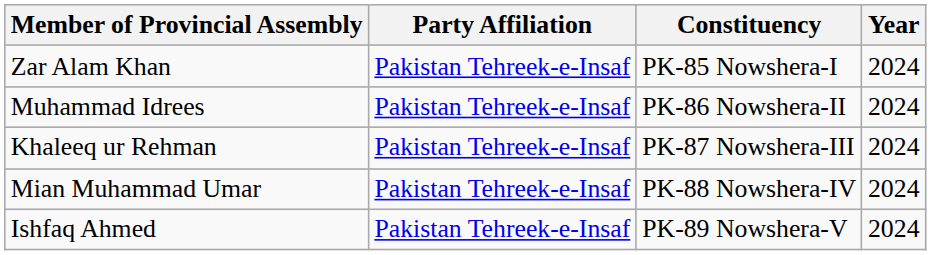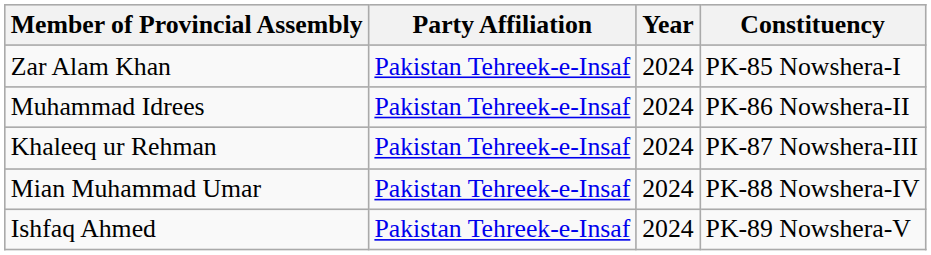columns swapped: (749, 24) <-> (894, 24)
